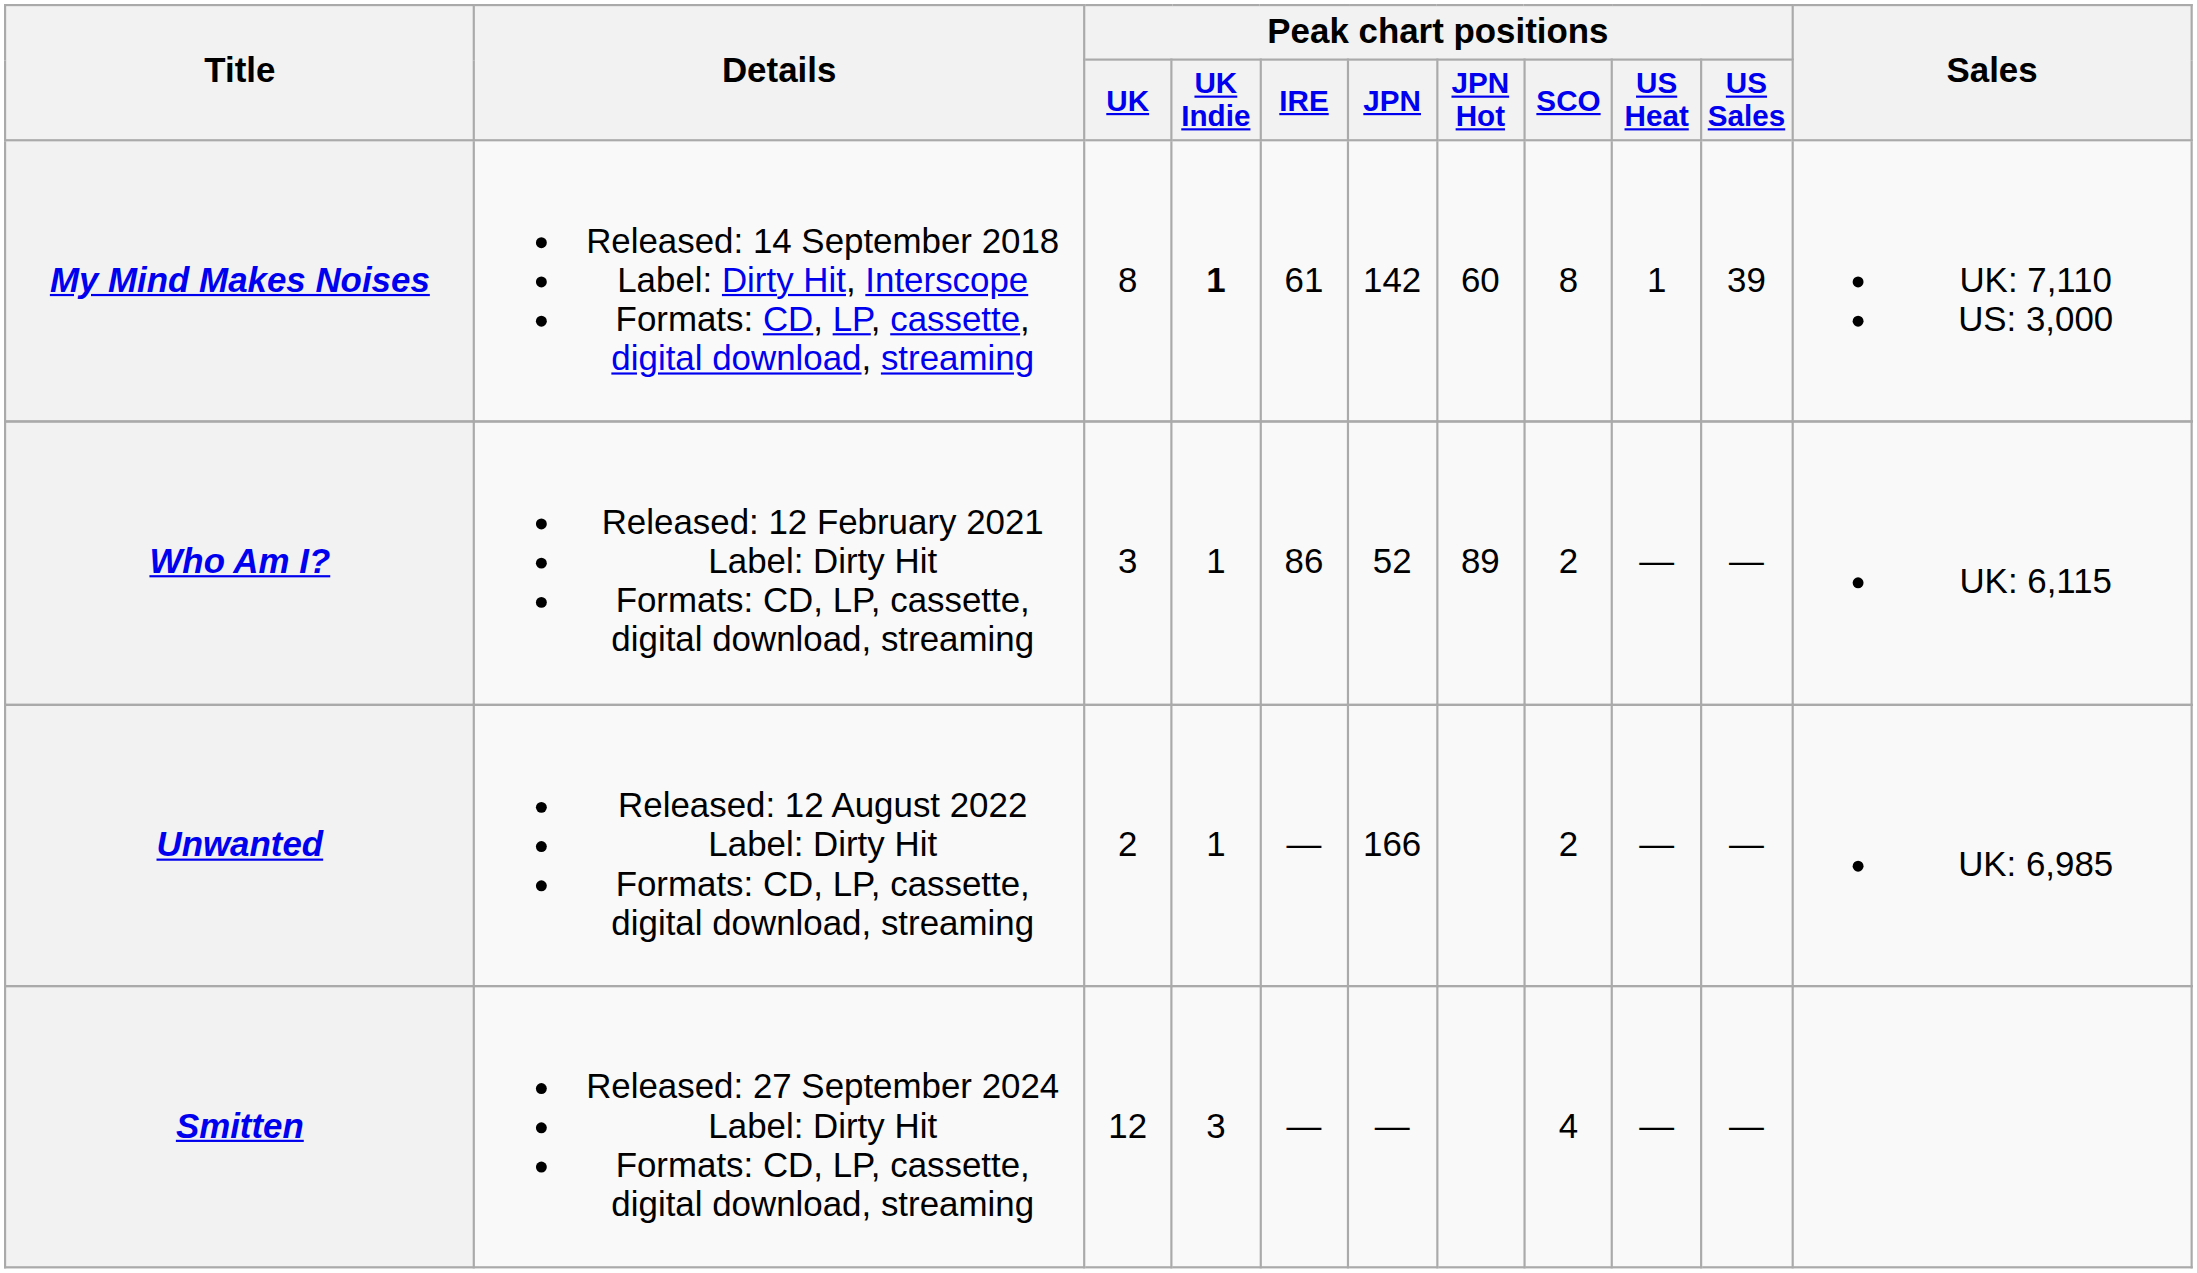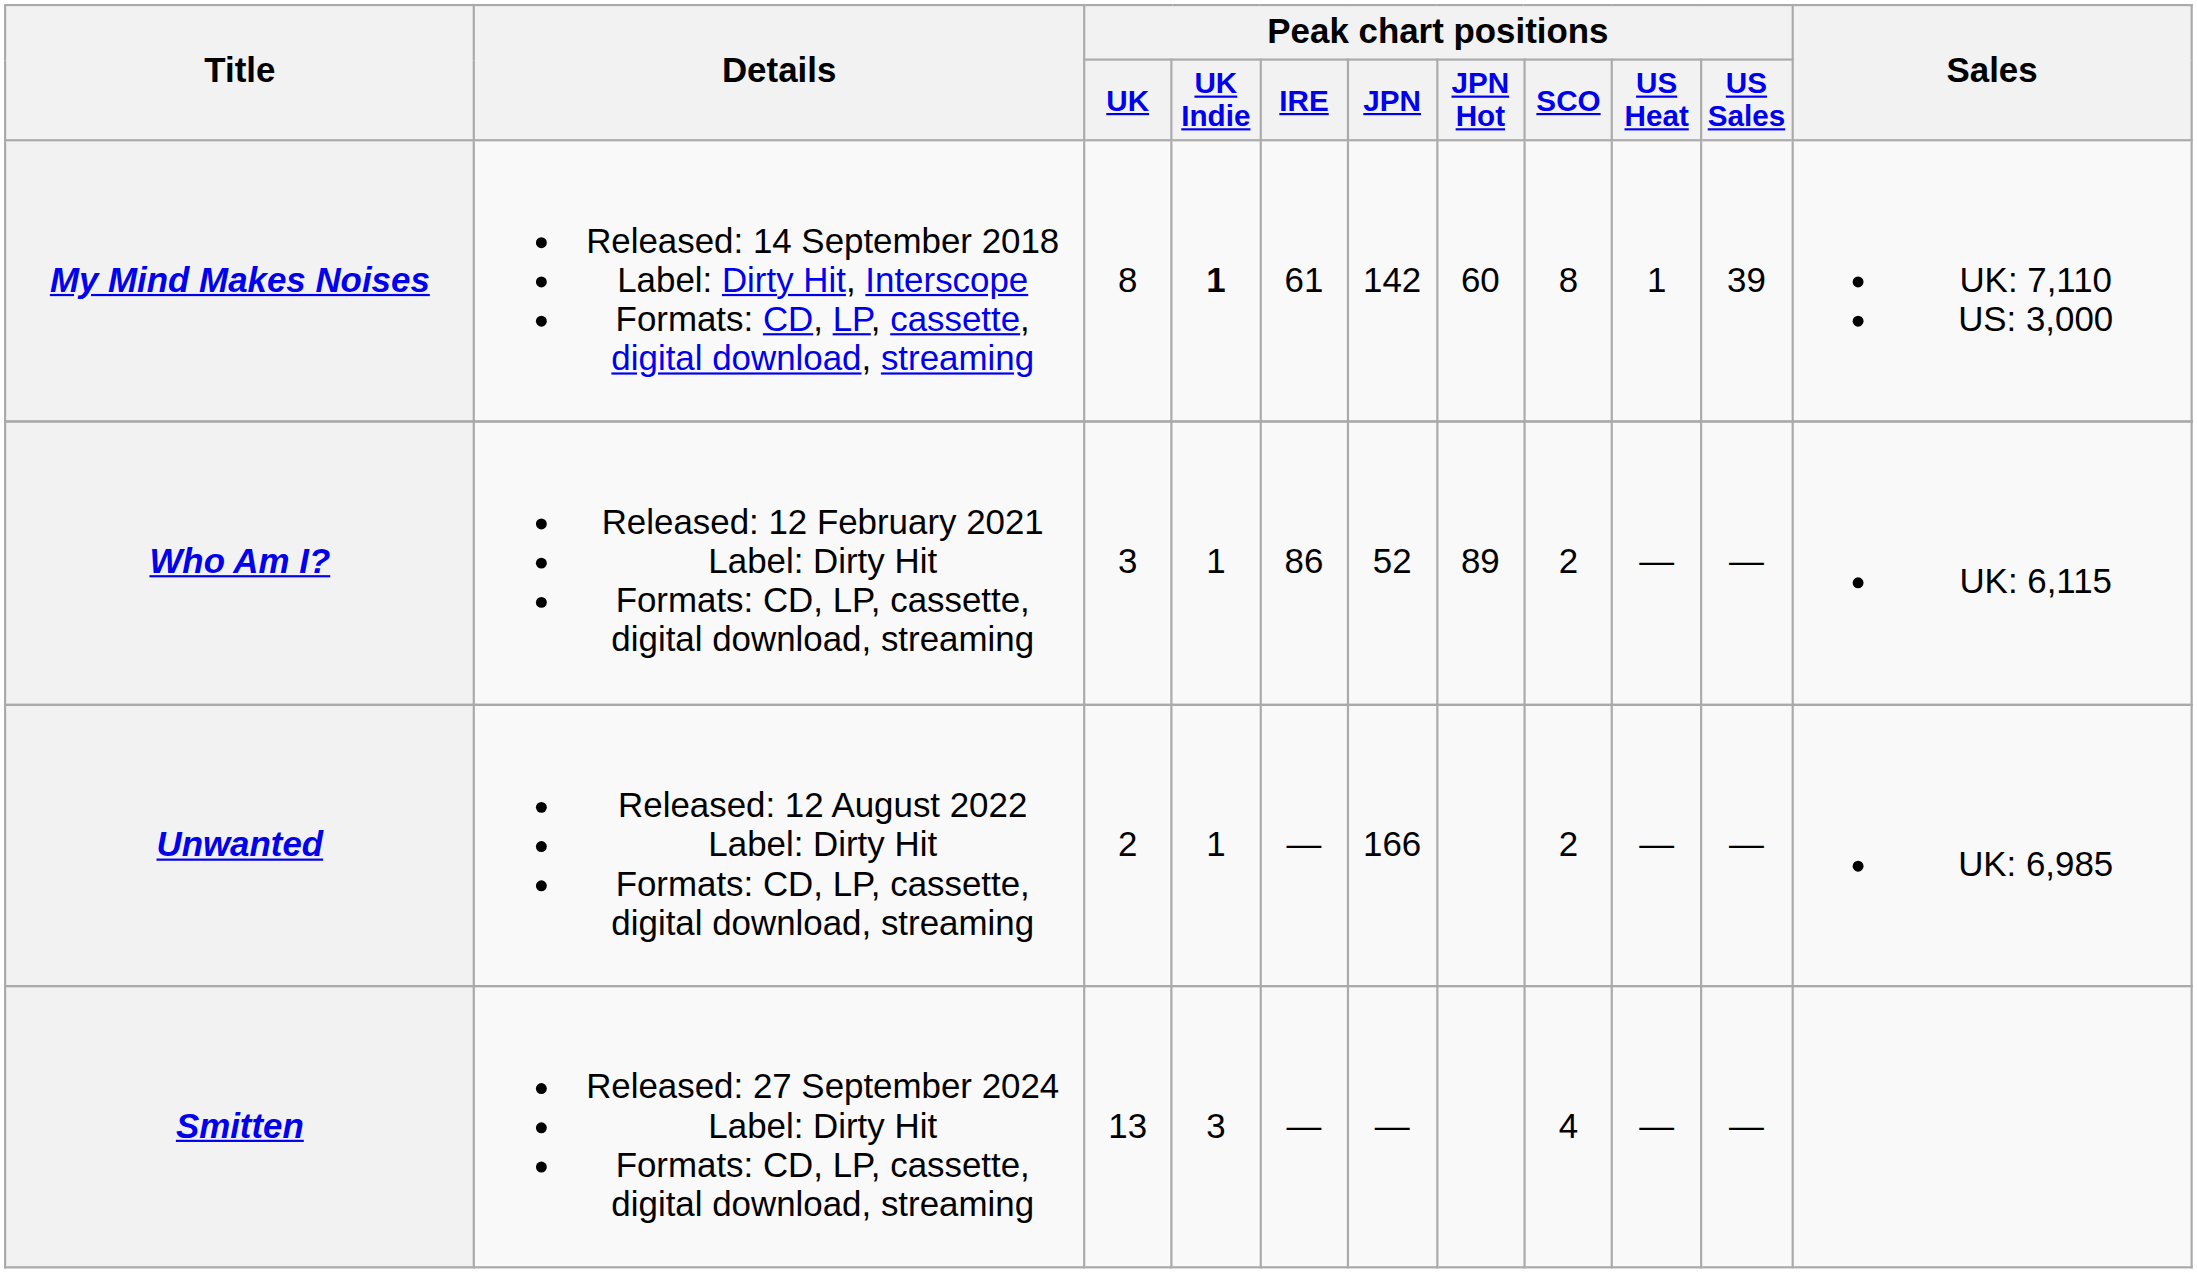(1128, 1126) 12 -> (1128, 1126) 13
